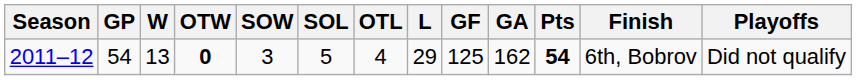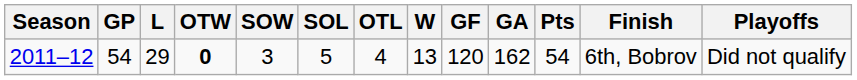columns swapped: (158, 21) <-> (425, 21)
(465, 56) 125 -> (465, 56) 120
(558, 56) bold -> (558, 56) normal
